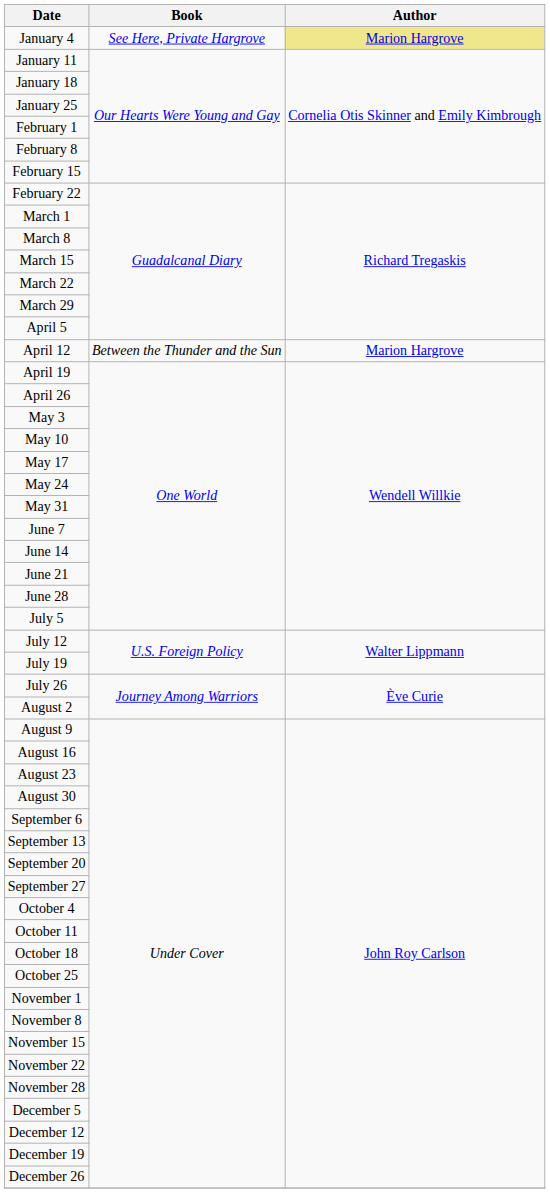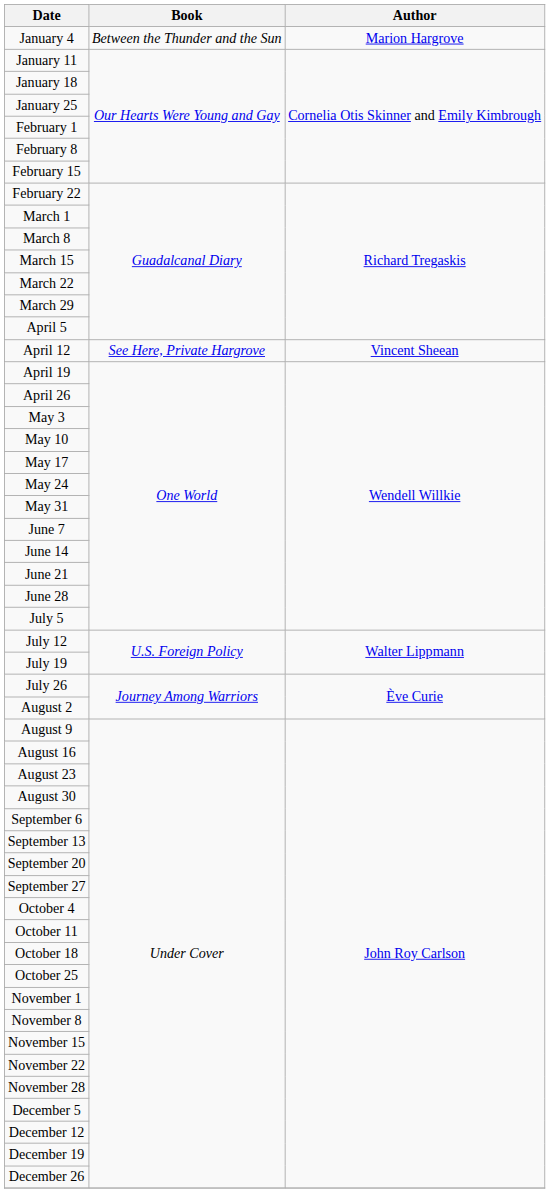(187, 37) See Here, Private Hargrove -> (187, 37) Between the Thunder and the Sun
(415, 37) khaki background -> (415, 37) no background
(187, 350) Between the Thunder and the Sun -> (187, 350) See Here, Private Hargrove
(415, 350) Marion Hargrove -> (415, 350) Vincent Sheean
